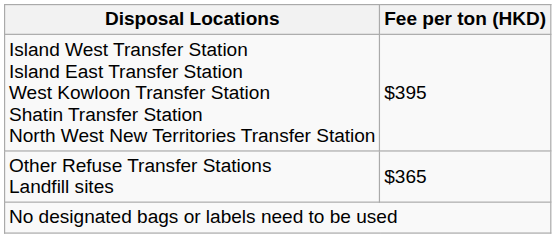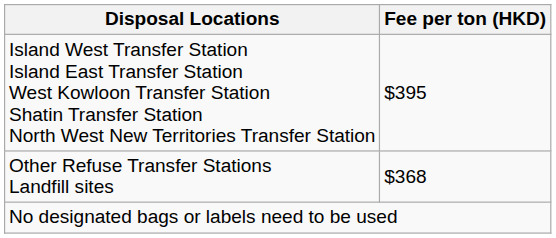(405, 176) $365 -> (405, 176) $368
